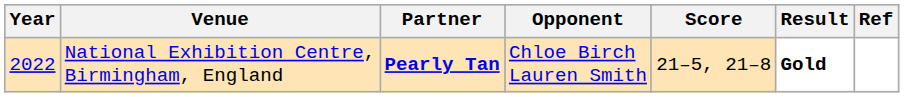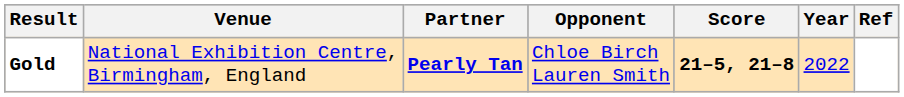columns swapped: (32, 21) <-> (815, 21)
(714, 64) normal -> (737, 64) bold
